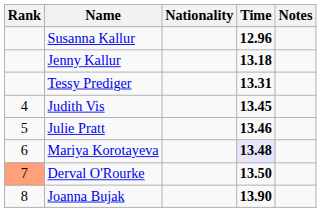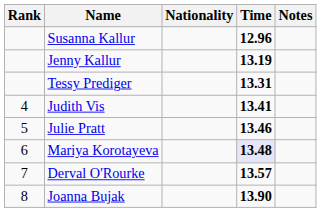(256, 60) 13.18 -> (256, 60) 13.19
(256, 106) 13.45 -> (256, 106) 13.41
(24, 173) lightsalmon background -> (24, 173) no background
(256, 173) 13.50 -> (256, 173) 13.57
